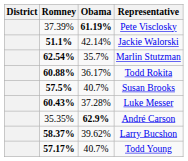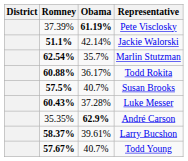(96, 133) 39.62% -> (96, 133) 39.61%
(59, 149) 57.17% -> (59, 149) 57.67%
